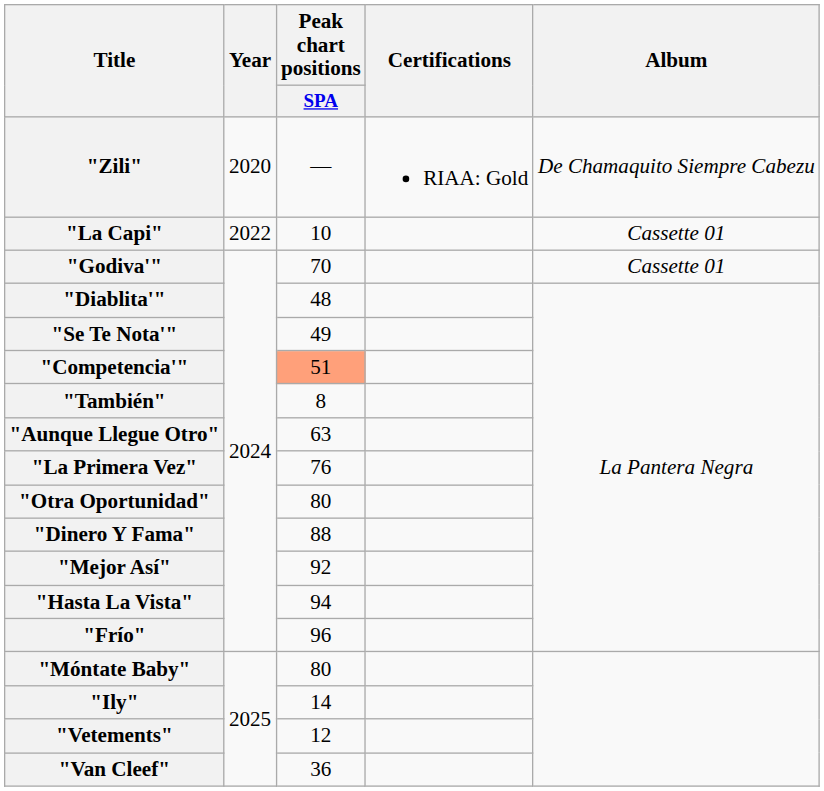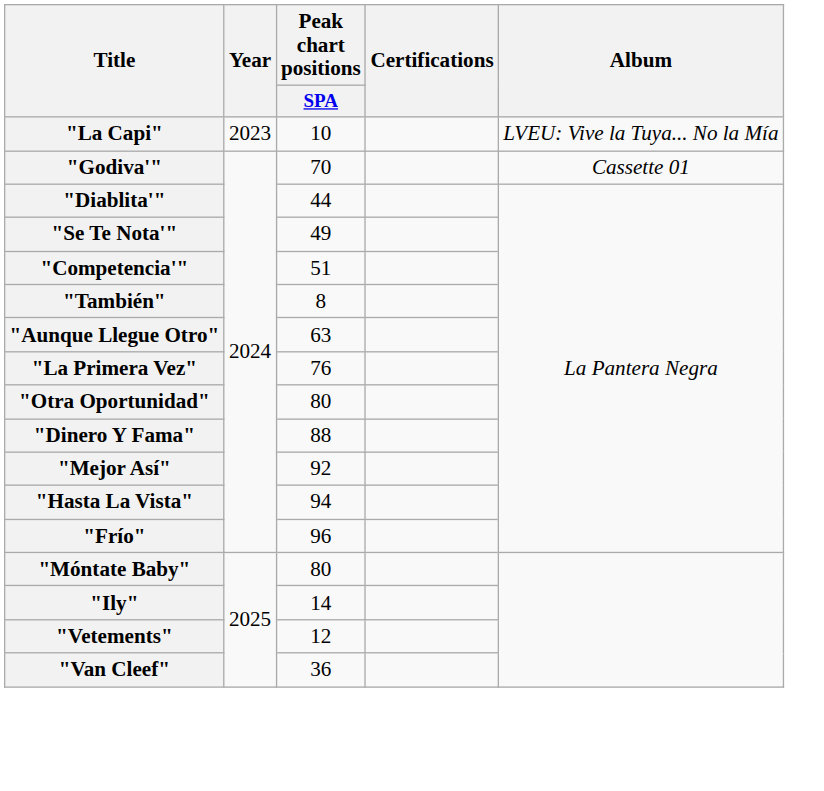- row: (114, 166)
(250, 233) 2022 -> (250, 133) 2023
(676, 233) Cassette 01 -> (641, 133) LVEU: Vive la Tuya... No la Mía
(321, 300) 48 -> (321, 200) 44
(321, 367) lightsalmon background -> (321, 267) no background
